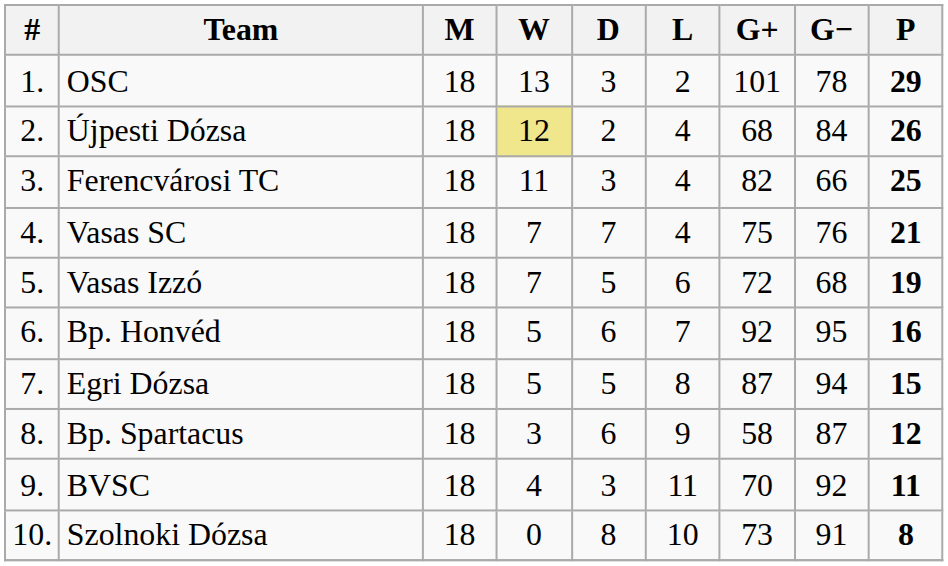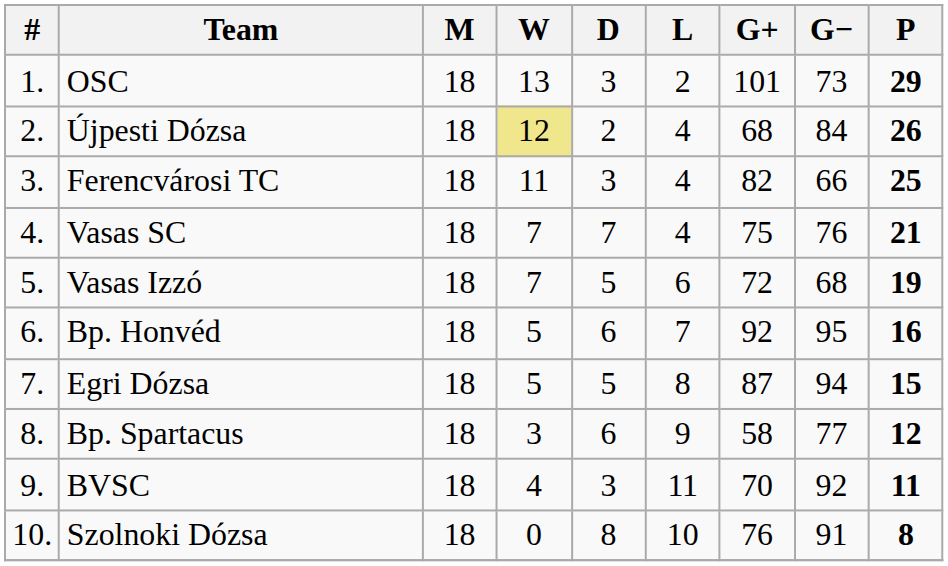(831, 80) 78 -> (831, 80) 73
(831, 433) 87 -> (831, 433) 77
(757, 534) 73 -> (757, 534) 76
